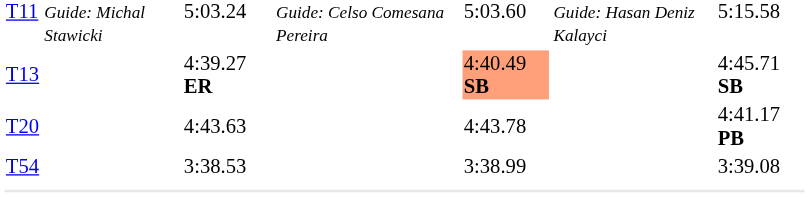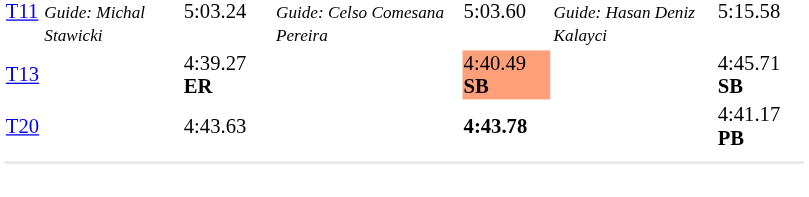(495, 126) normal -> (495, 126) bold
- row: (22, 166)
